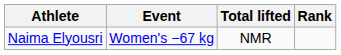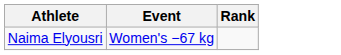- column: (256, 16)
